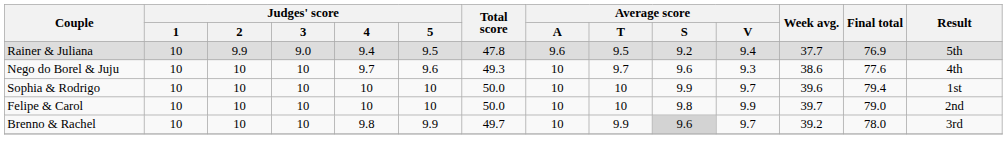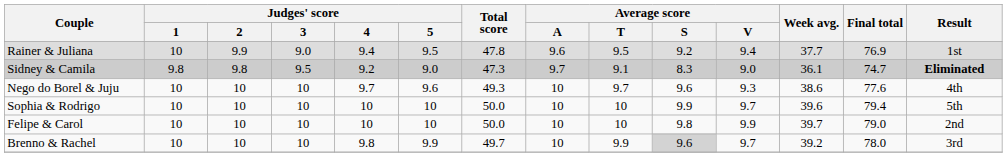(954, 50) 5th -> (954, 50) 1st
+ row: (51, 69)
(954, 87) 1st -> (954, 106) 5th
